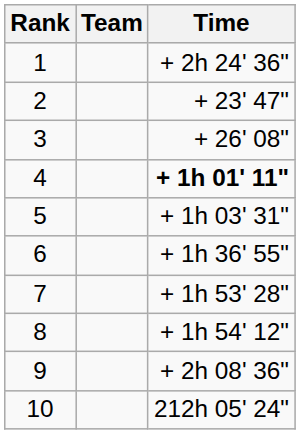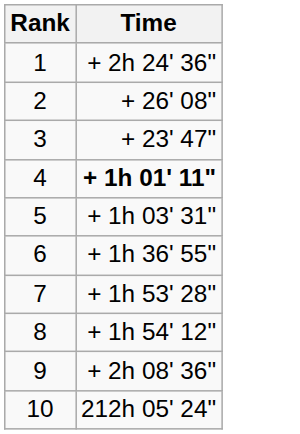- column: (112, 23)
(241, 100) + 23' 47" -> (168, 100) + 26' 08"
(241, 139) + 26' 08" -> (168, 139) + 23' 47"
